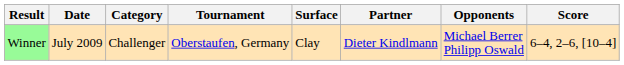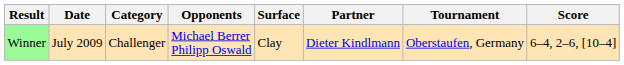columns swapped: (230, 14) <-> (484, 14)
